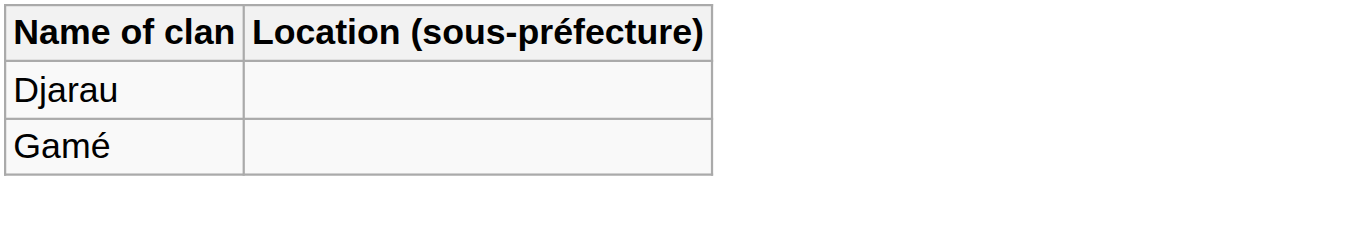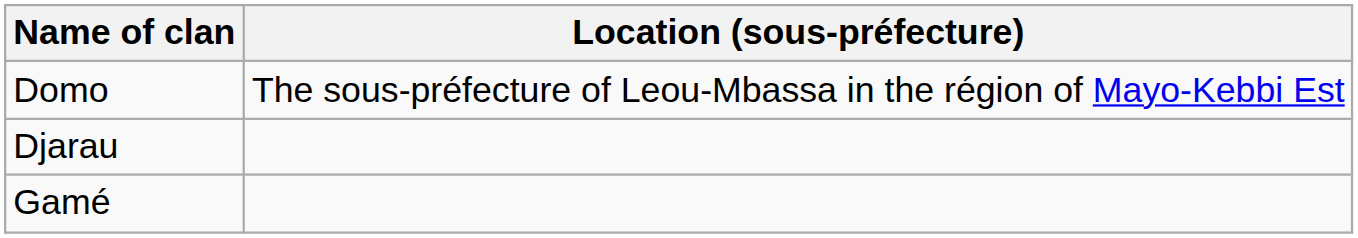+ row: (61, 89)
